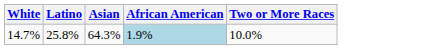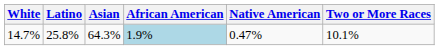+ column: (275, 14)
(246, 34) 10.0% -> (342, 34) 10.1%
